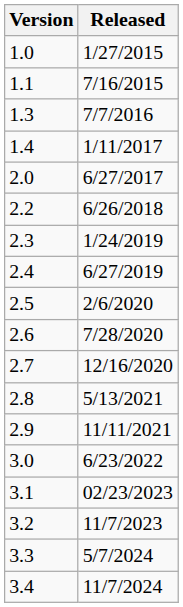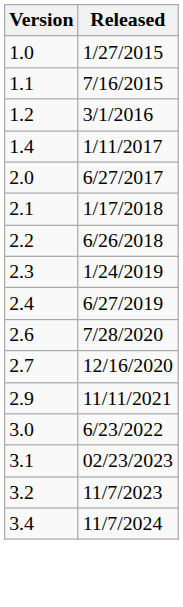+ row: (22, 114)
- row: (22, 114)
+ row: (22, 209)
- row: (22, 303)
- row: (22, 397)
- row: (22, 555)
